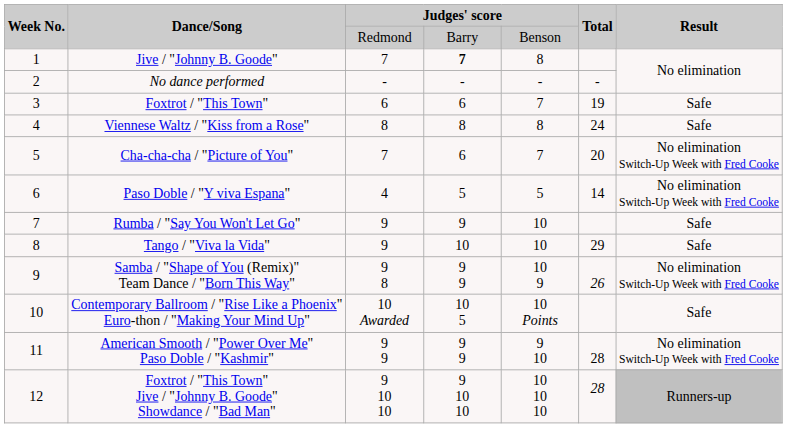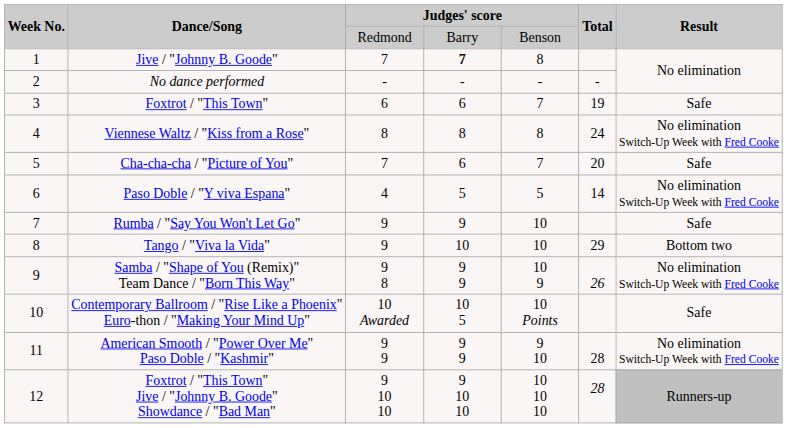(699, 125) Safe -> (699, 133) No elimination Switch-Up Week with Fred Cooke
(699, 155) No elimination Switch-Up Week with Fred Cooke -> (699, 163) Safe
(699, 245) Safe -> (699, 245) Bottom two
